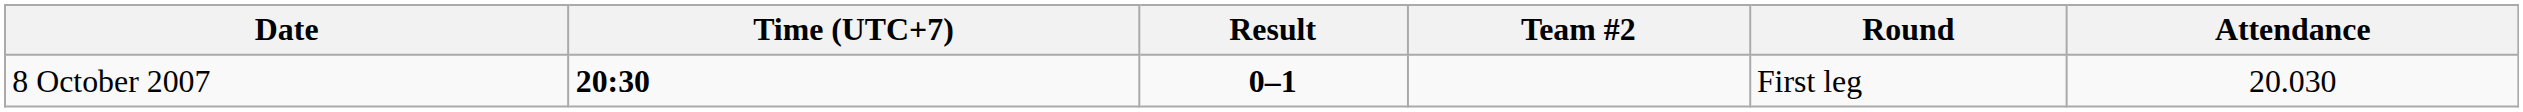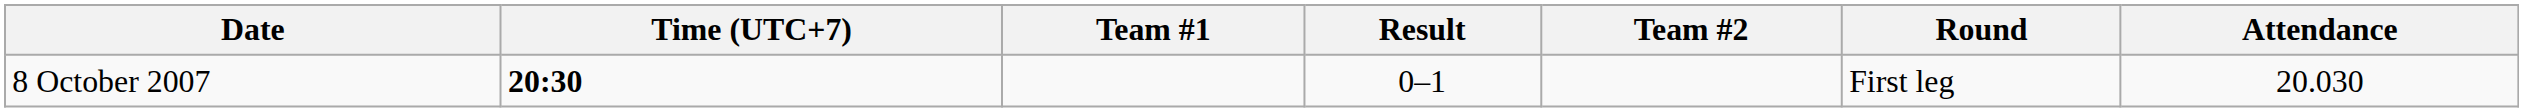+ column: (1153, 29)
(1273, 80) bold -> (1422, 80) normal
